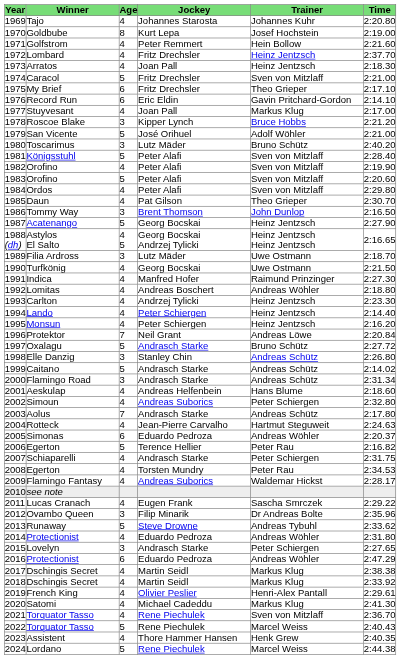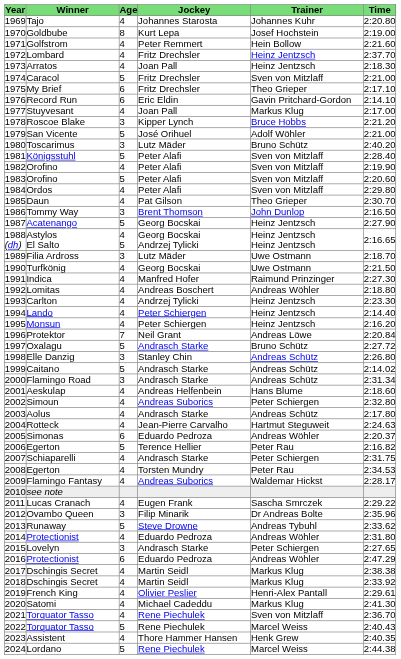(122, 413) 7 -> (122, 413) 4
